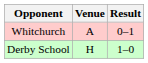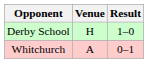rows swapped: (38, 49) <-> (38, 31)
